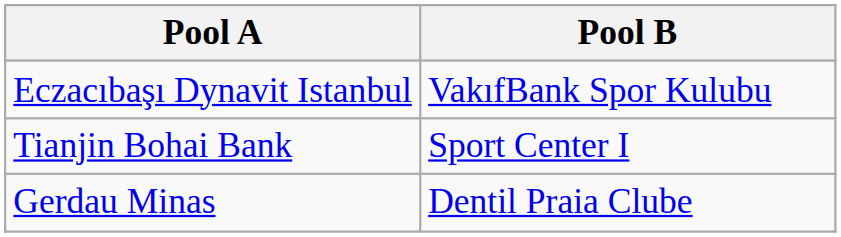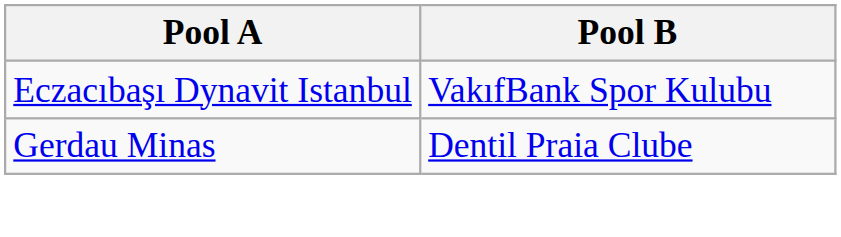- row: (153, 145)
